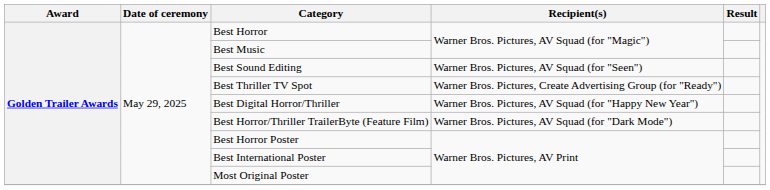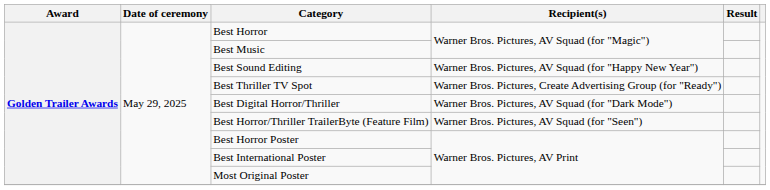(538, 67) Warner Bros. Pictures, AV Squad (for "Seen") -> (566, 67) Warner Bros. Pictures, AV Squad (for "Happy New Year")
(566, 103) Warner Bros. Pictures, AV Squad (for "Happy New Year") -> (553, 103) Warner Bros. Pictures, AV Squad (for "Dark Mode")
(553, 121) Warner Bros. Pictures, AV Squad (for "Dark Mode") -> (538, 121) Warner Bros. Pictures, AV Squad (for "Seen")
